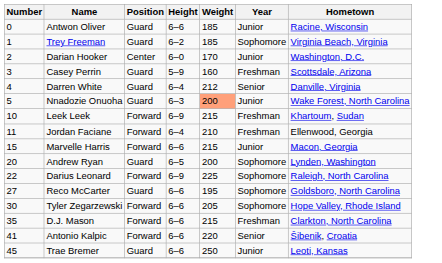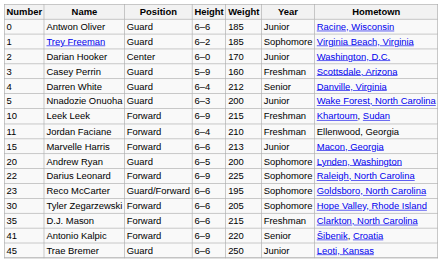(210, 101) lightsalmon background -> (236, 101) no background
(210, 146) 215 -> (236, 146) 213
(12, 191) 27 -> (12, 191) 23
(140, 191) Guard -> (158, 191) Guard/Forward
(176, 236) 6–6 -> (202, 236) 6–9
